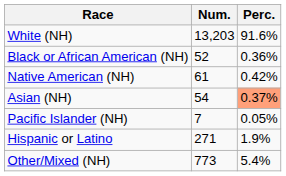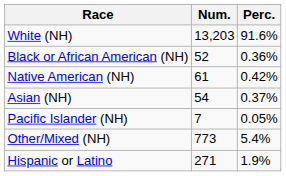(259, 98) lightsalmon background -> (259, 98) no background
rows swapped: (59, 160) <-> (60, 139)
